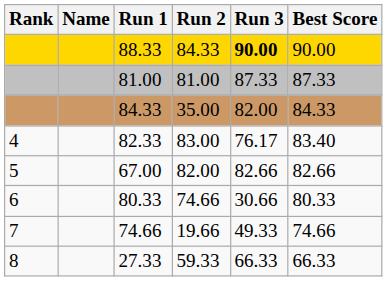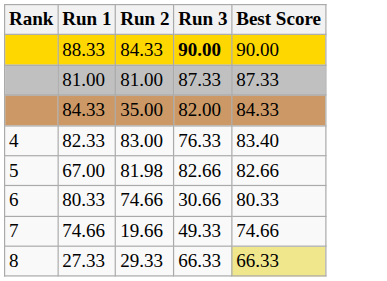- column: (86, 19)
(256, 140) 76.17 -> (200, 140) 76.33
(198, 170) 82.00 -> (142, 170) 81.98
(198, 261) 59.33 -> (142, 261) 29.33
(314, 261) no background -> (258, 261) khaki background
